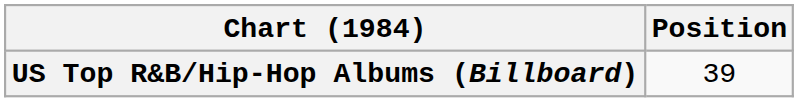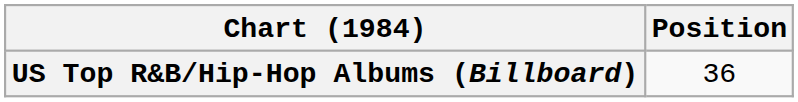(719, 74) 39 -> (719, 74) 36
